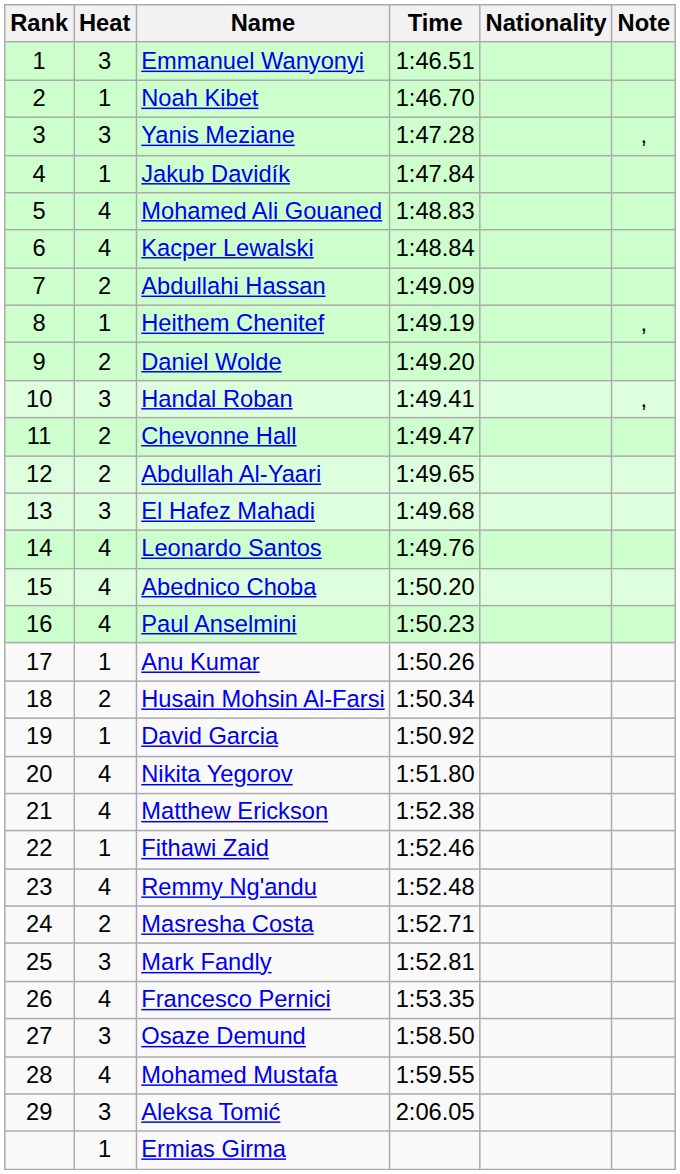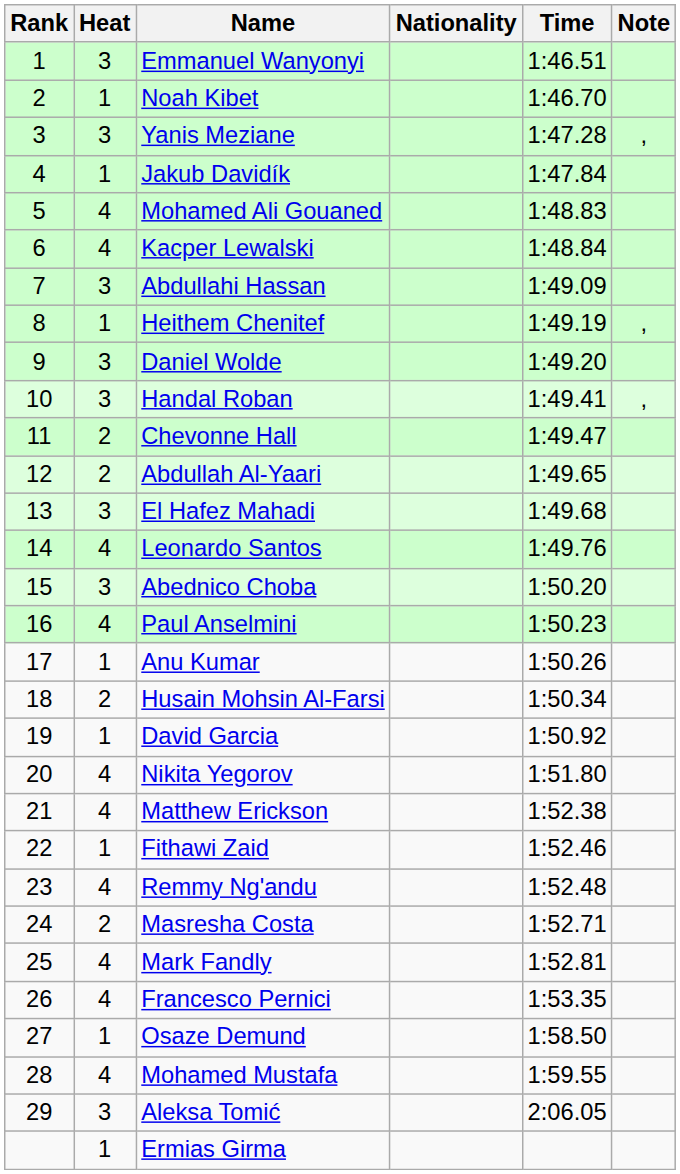columns swapped: (546, 23) <-> (435, 23)
(105, 286) 2 -> (105, 286) 3
(105, 361) 2 -> (105, 361) 3
(105, 586) 4 -> (105, 586) 3
(105, 962) 3 -> (105, 962) 4
(105, 1037) 3 -> (105, 1037) 1
